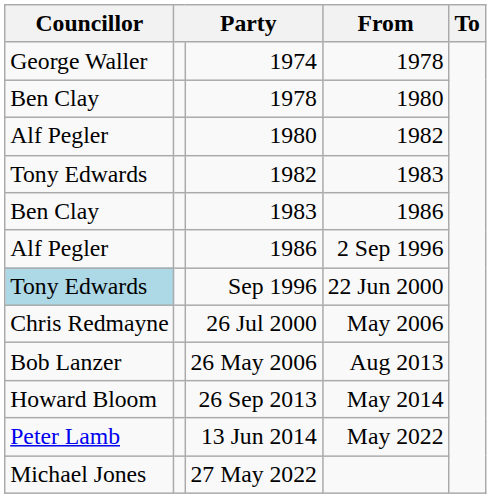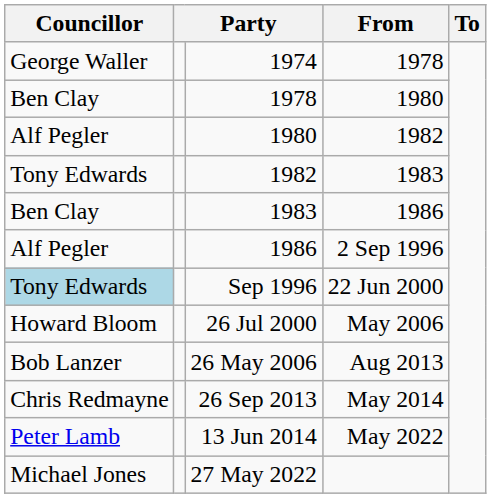(89, 323) Chris Redmayne -> (84, 323) Howard Bloom
(84, 398) Howard Bloom -> (89, 398) Chris Redmayne
